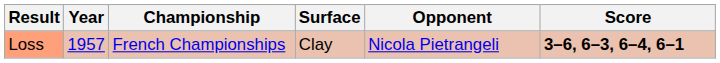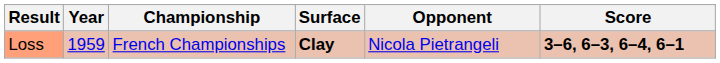(86, 44) 1957 -> (86, 44) 1959
(316, 44) normal -> (317, 44) bold
